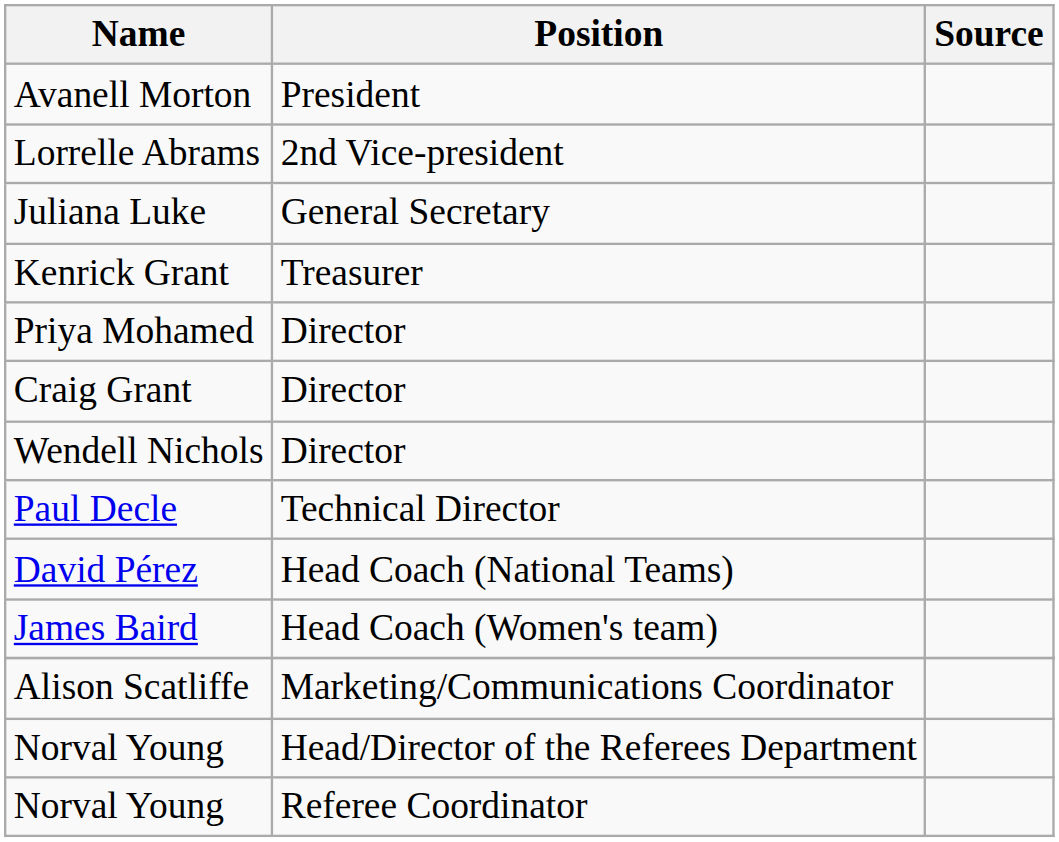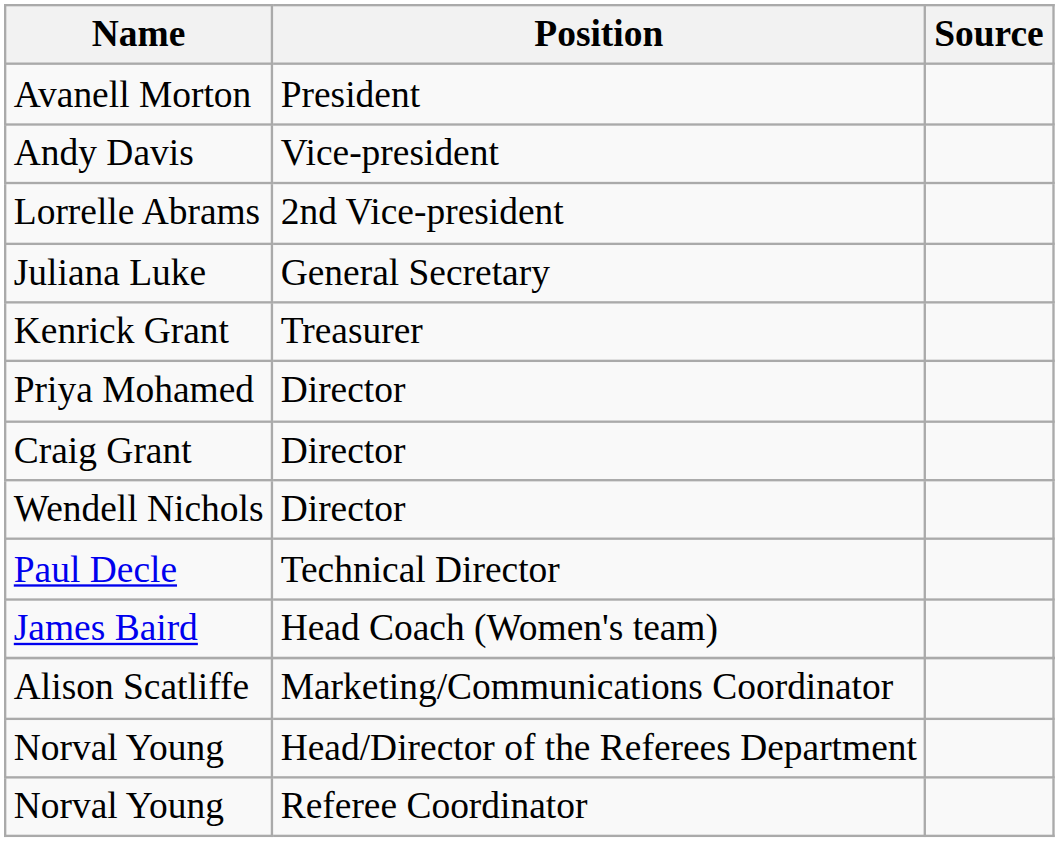+ row: (104, 152)
- row: (106, 568)
